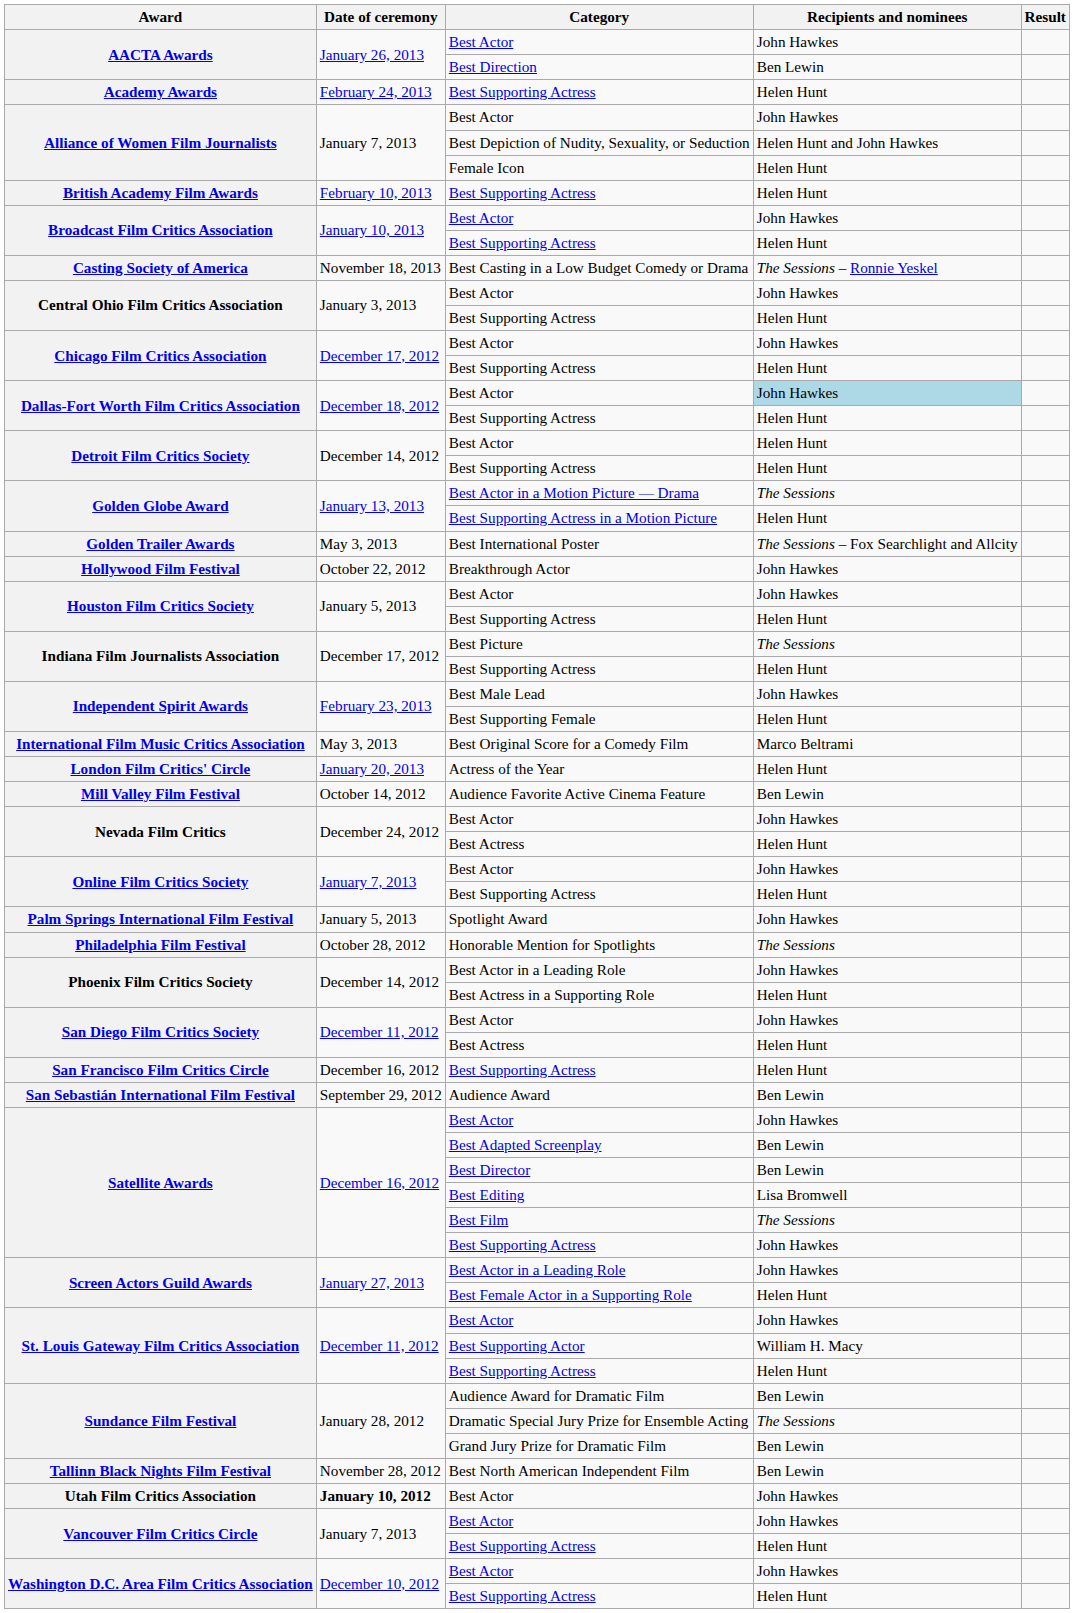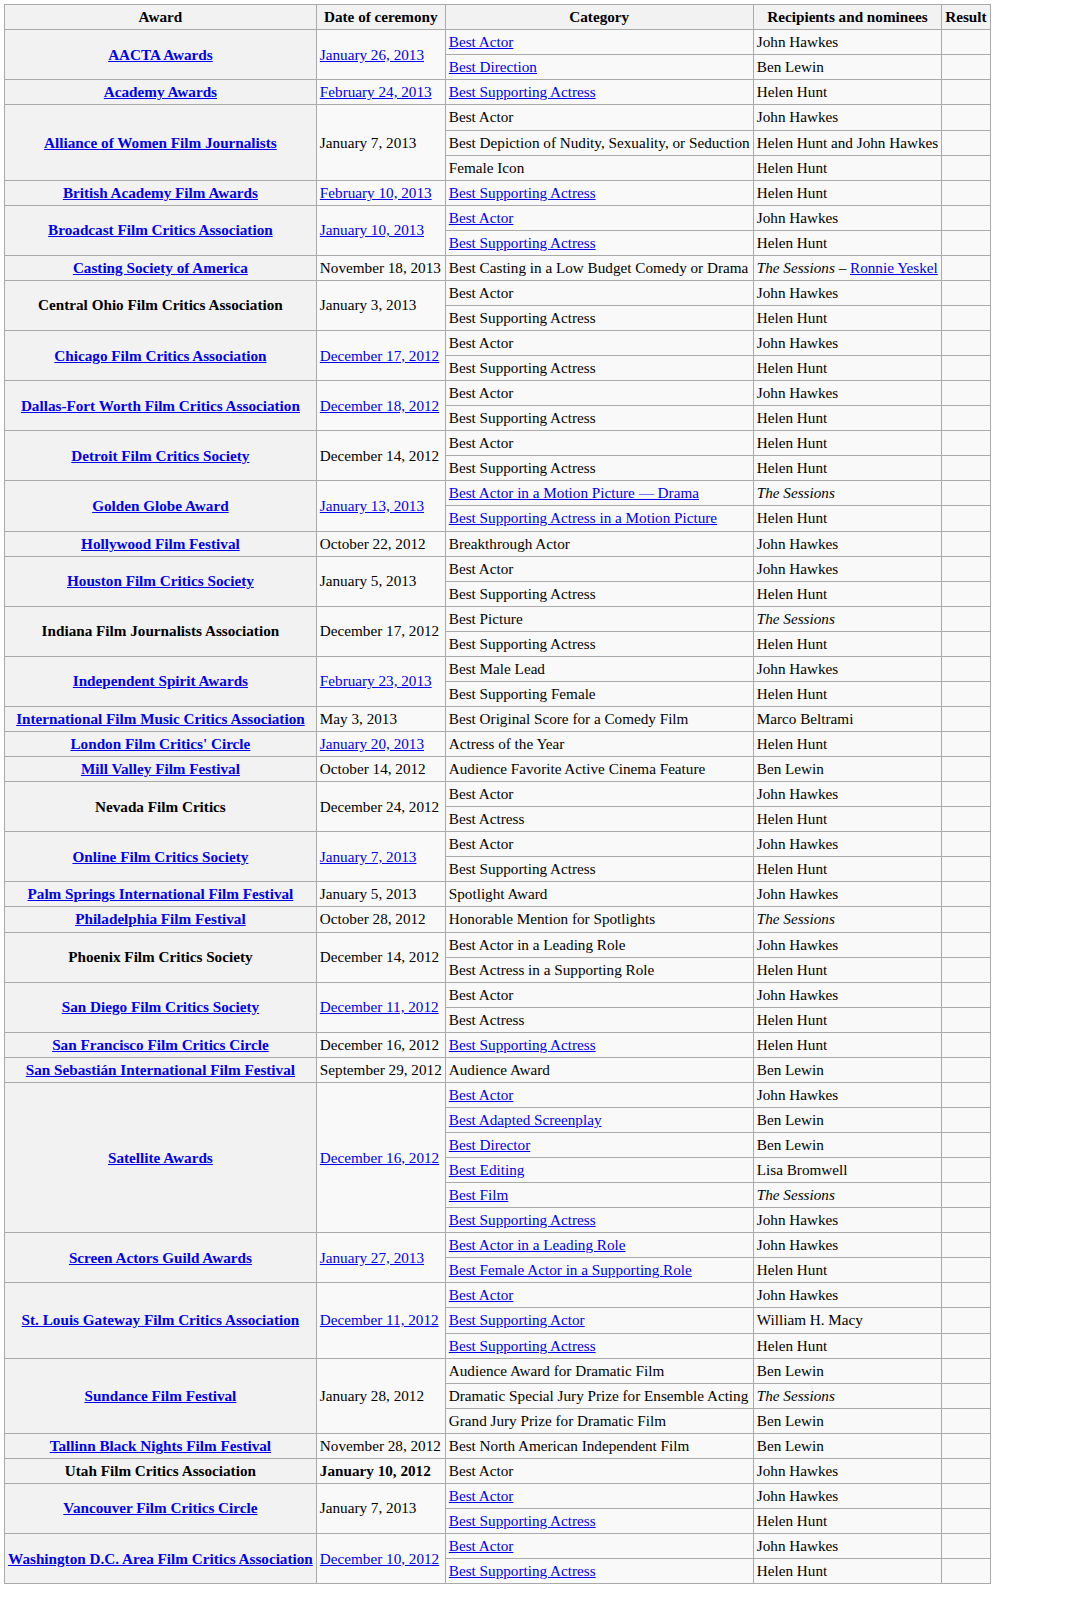(797, 393) lightblue background -> (797, 393) no background
- row: (160, 543)
